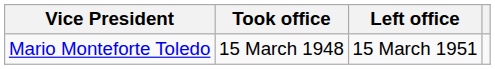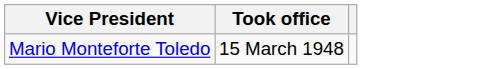- column: (415, 19)
